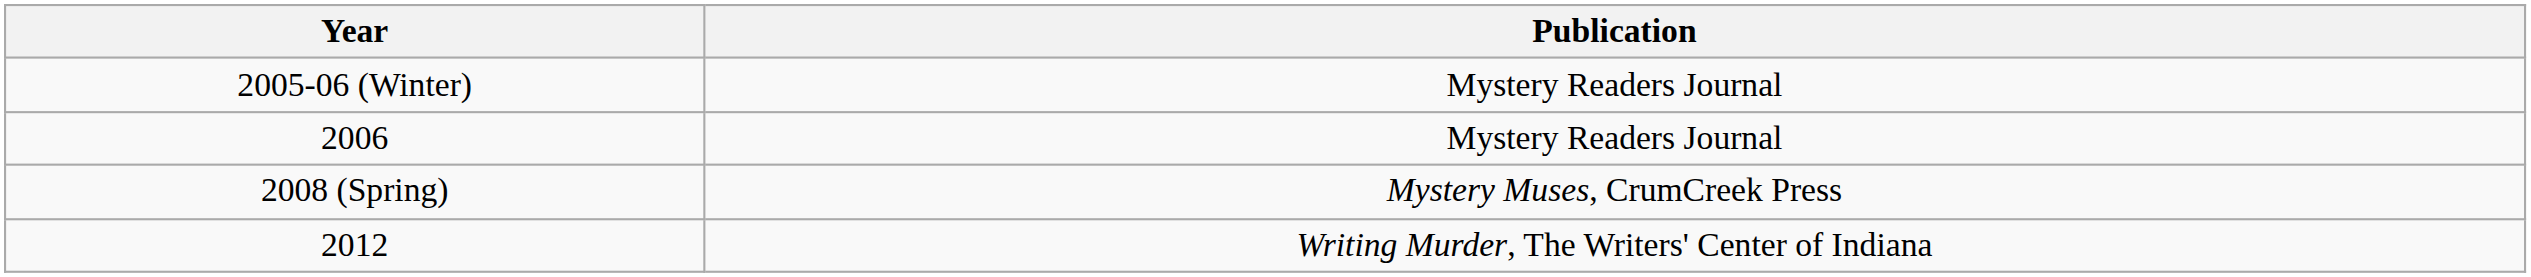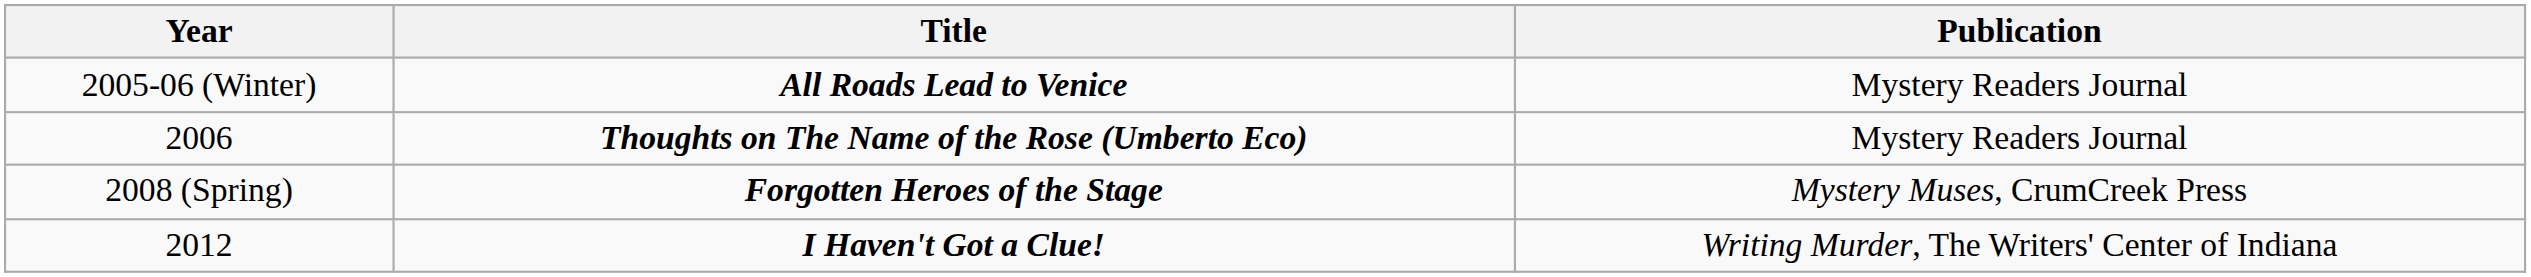+ column: (954, 31)
